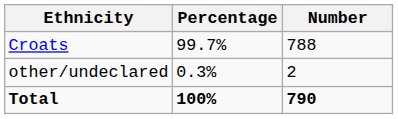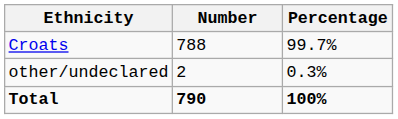columns swapped: (338, 18) <-> (227, 18)
